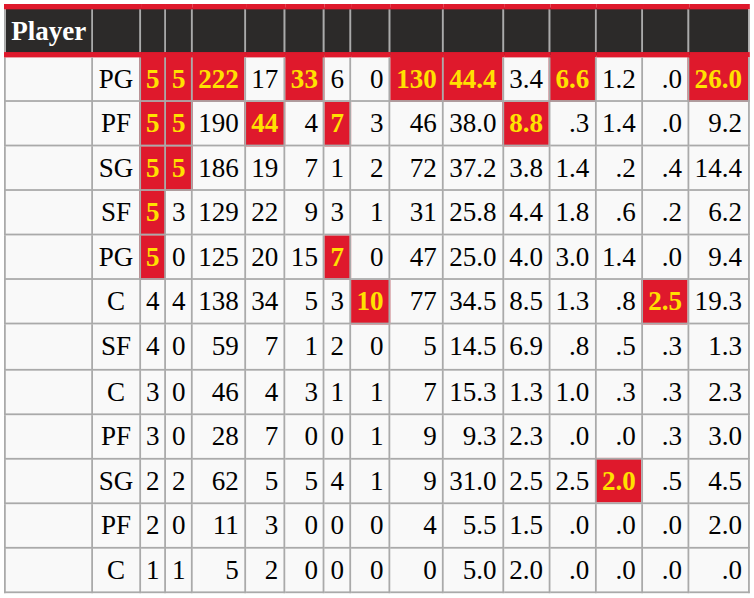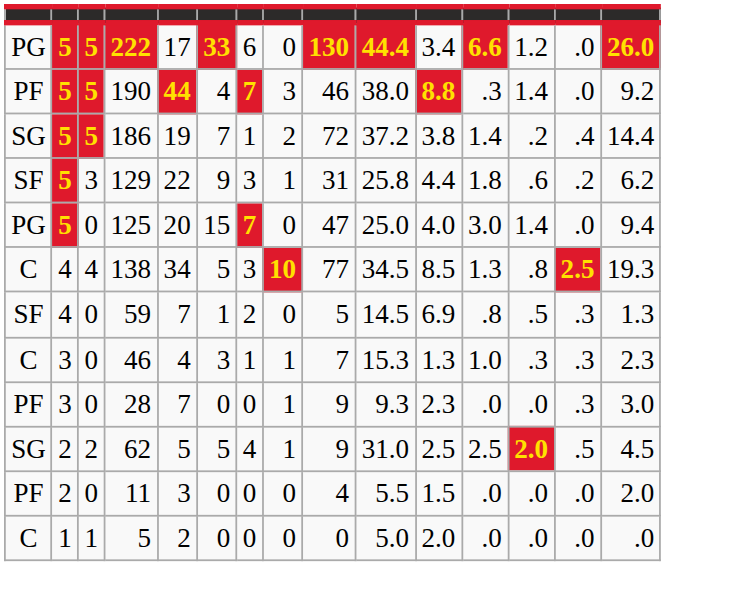- column: (49, 30)
